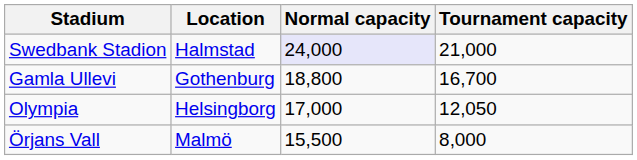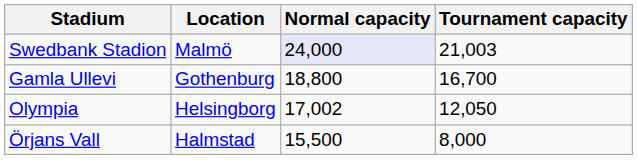(215, 49) Halmstad -> (203, 49) Malmö
(468, 49) 21,000 -> (468, 49) 21,003
(313, 109) 17,000 -> (313, 109) 17,002
(203, 139) Malmö -> (215, 139) Halmstad
